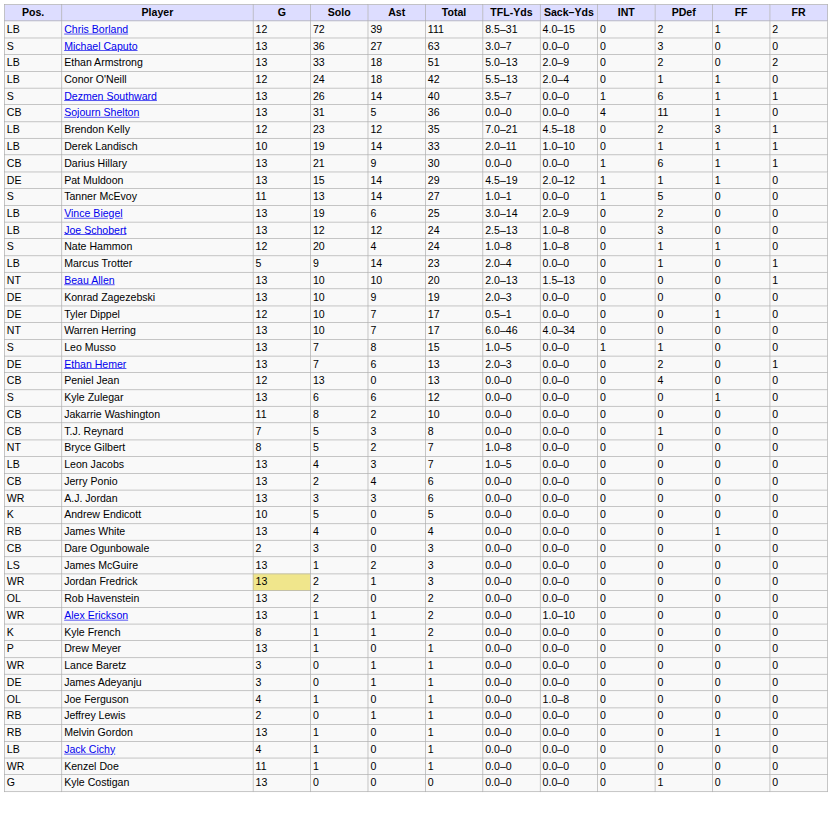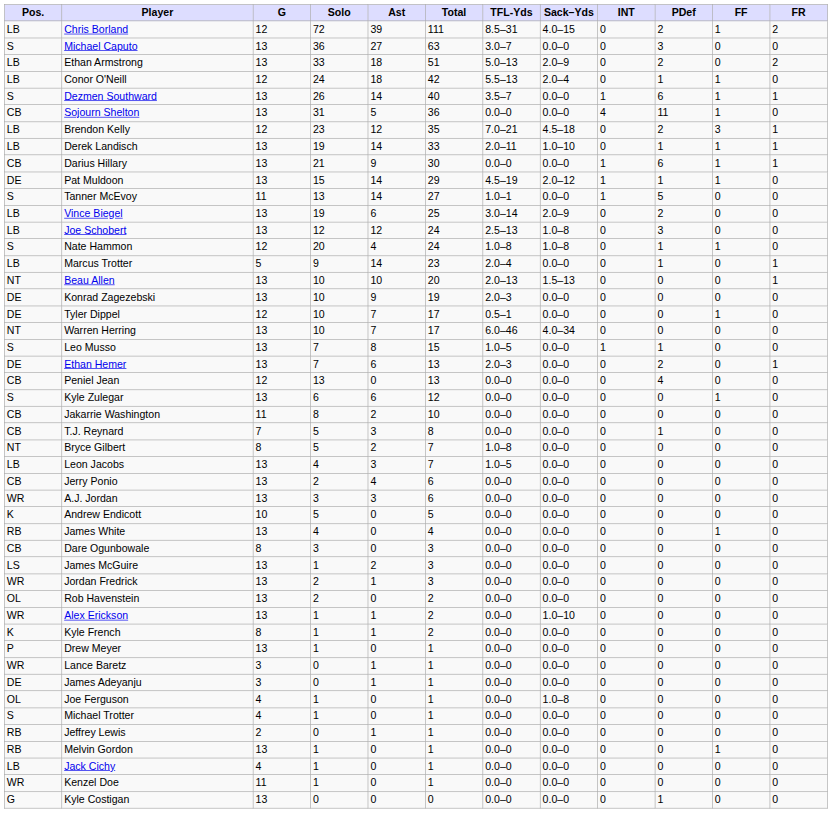(261, 146) 10 -> (261, 146) 13
(259, 548) 2 -> (259, 548) 8
(261, 582) khaki background -> (261, 582) no background
+ row: (99, 716)
